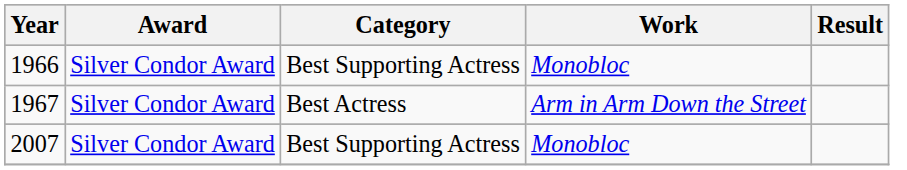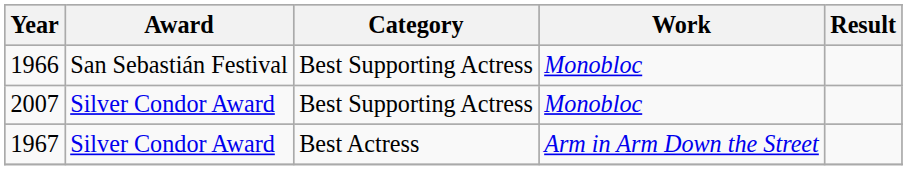(173, 64) Silver Condor Award -> (179, 64) San Sebastián Festival
rows swapped: (35, 104) <-> (35, 144)
